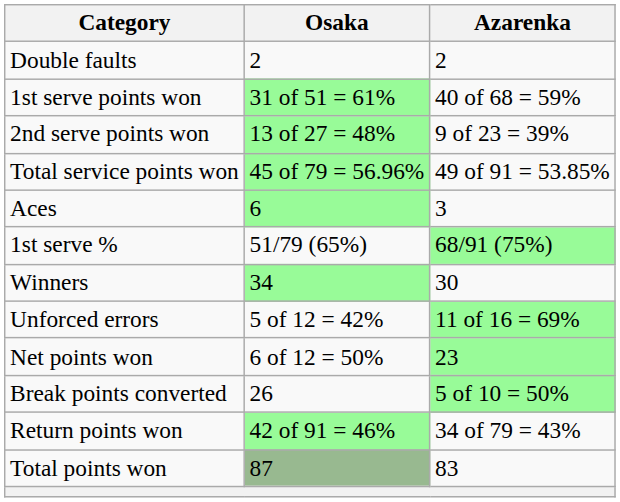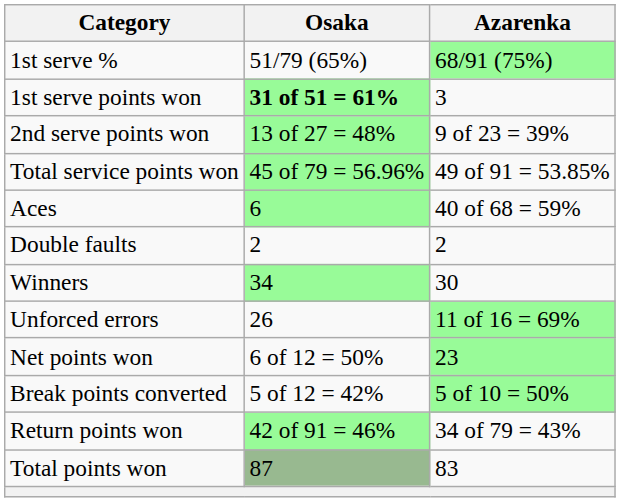rows swapped: (64, 245) <-> (73, 60)
(322, 97) normal -> (324, 97) bold
(508, 97) 40 of 68 = 59% -> (441, 97) 3
(441, 208) 3 -> (508, 208) 40 of 68 = 59%
(316, 319) 5 of 12 = 42% -> (261, 319) 26
(261, 393) 26 -> (316, 393) 5 of 12 = 42%
